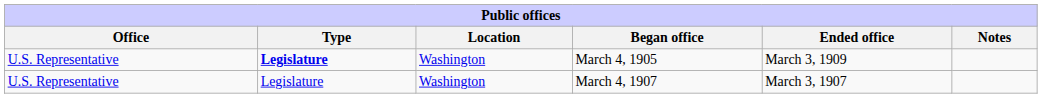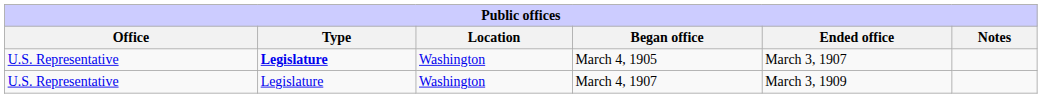(806, 59) March 3, 1909 -> (806, 59) March 3, 1907
(806, 81) March 3, 1907 -> (806, 81) March 3, 1909
